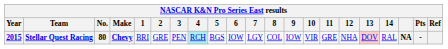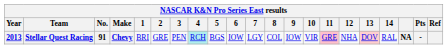(14, 37) 2015 -> (14, 37) 2013
(102, 37) 80 -> (102, 37) 91
(329, 37) no background -> (329, 37) pink background
